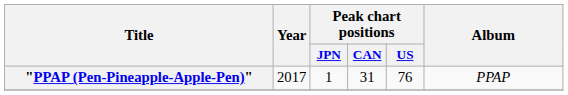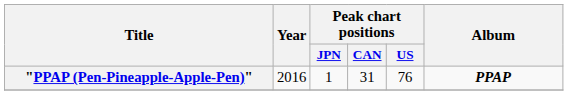(292, 77) 2017 -> (292, 77) 2016
(493, 77) normal -> (493, 77) bold
